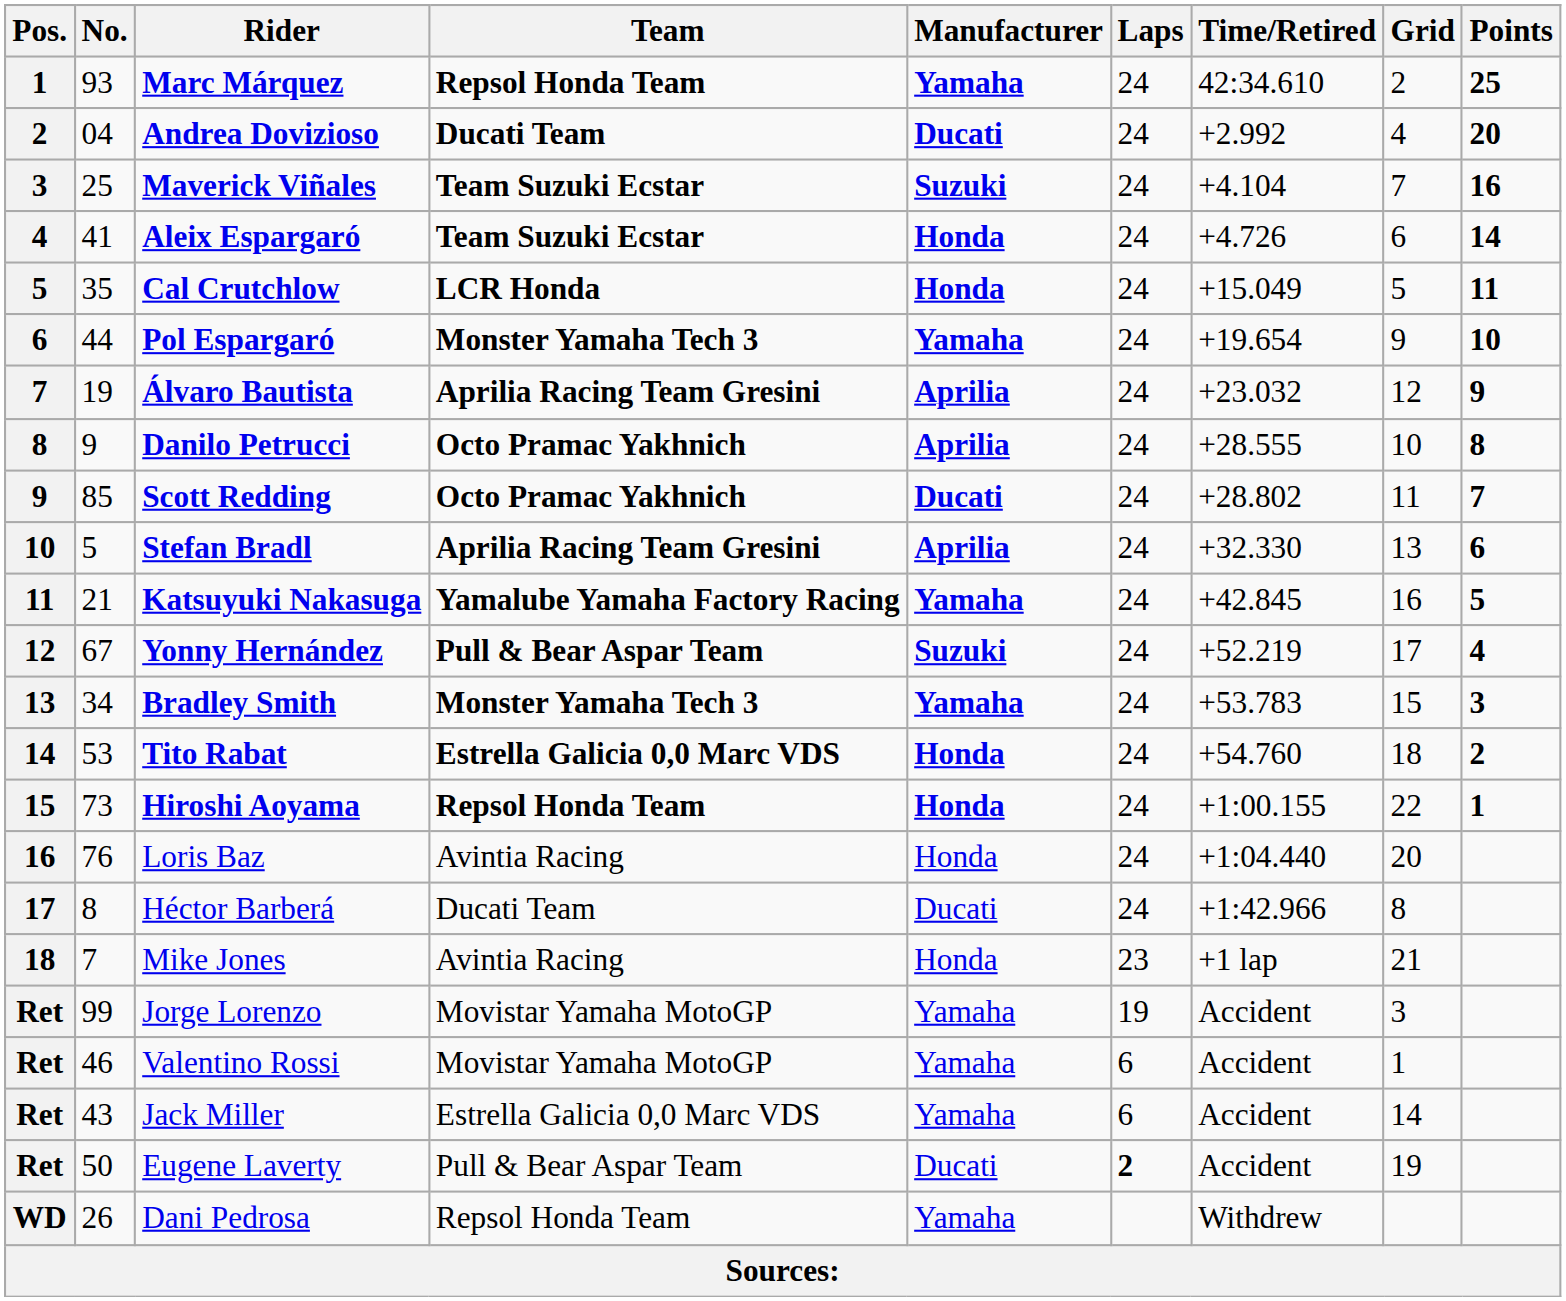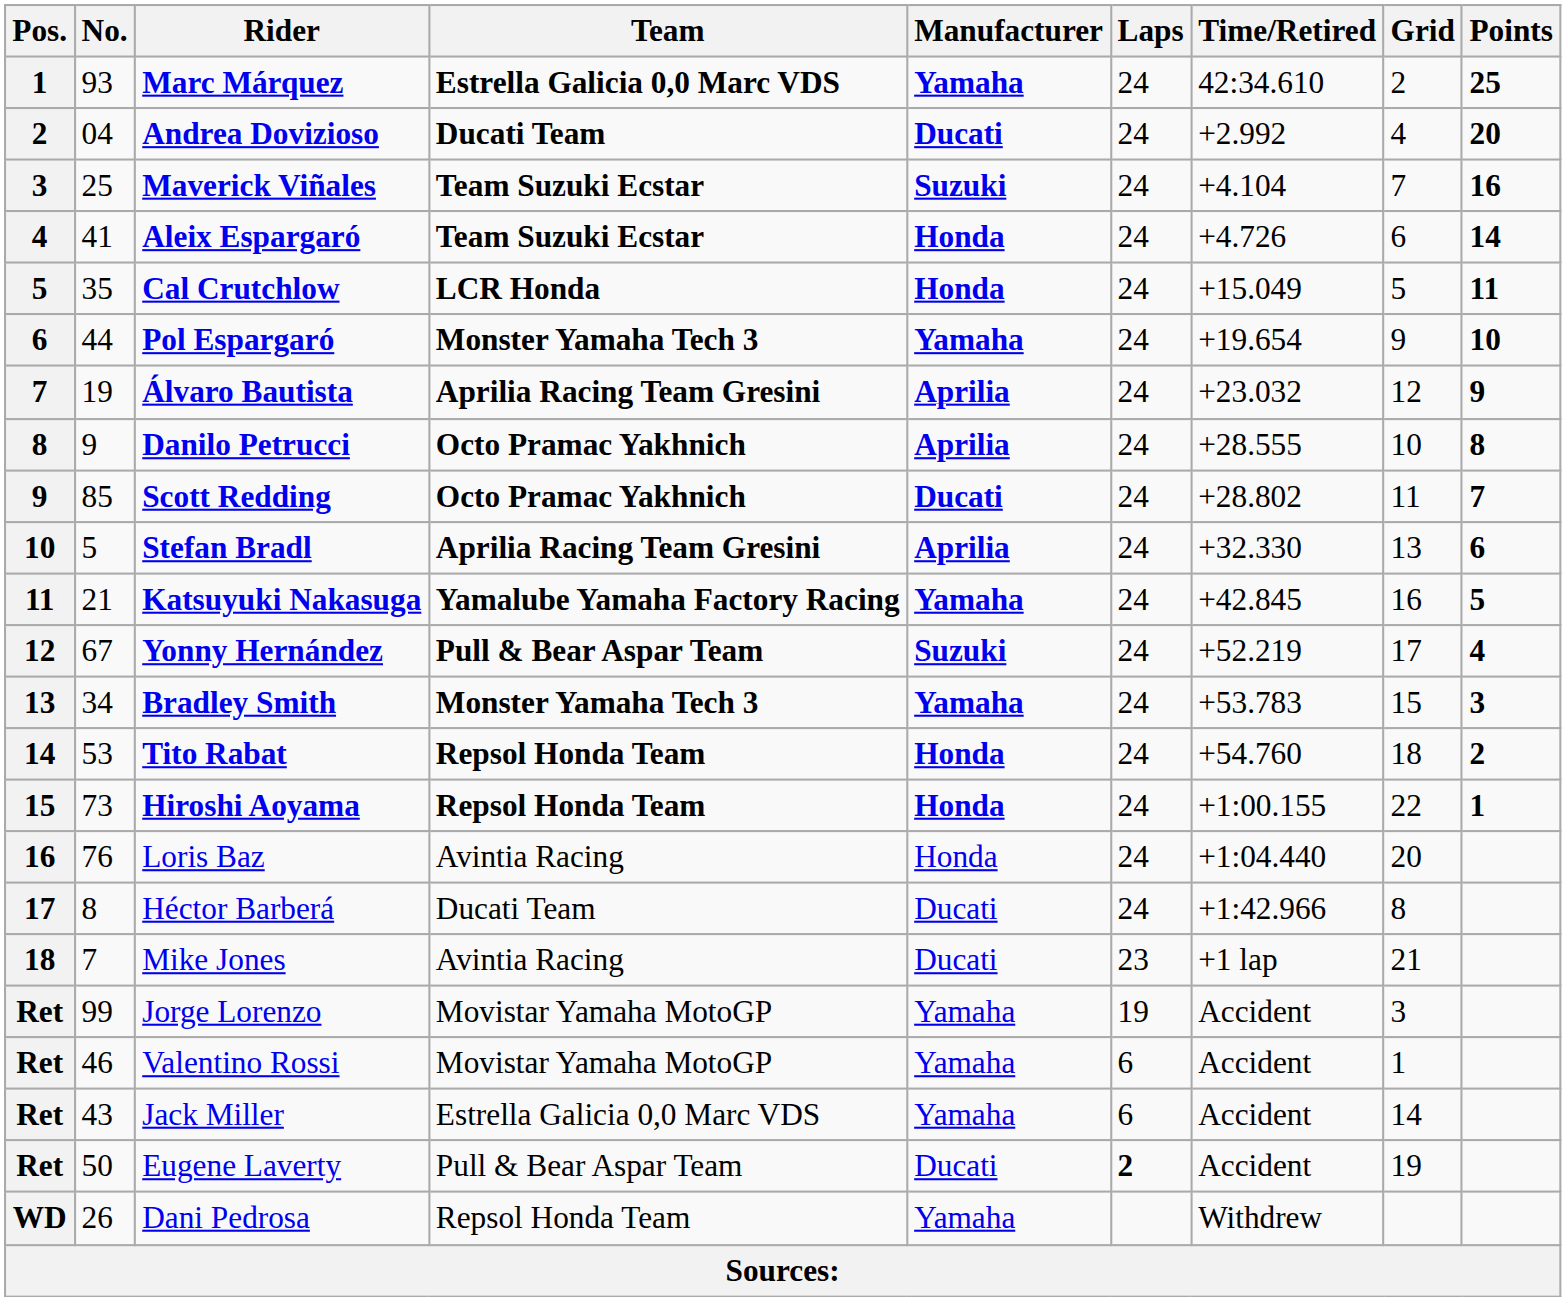(571, 82) Repsol Honda Team -> (638, 82) Estrella Galicia 0,0 Marc VDS
(638, 753) Estrella Galicia 0,0 Marc VDS -> (571, 753) Repsol Honda Team
(956, 959) Honda -> (956, 959) Ducati
